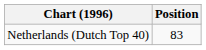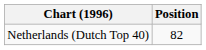(177, 34) 83 -> (177, 34) 82
